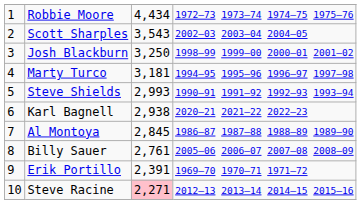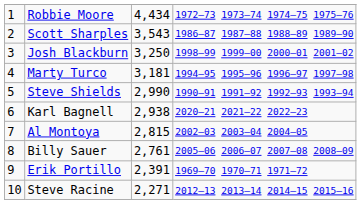(241, 34) 2002–03 2003–04 2004–05 -> (264, 34) 1986–87 1987–88 1988–89 1989–90
(152, 92) 2,993 -> (152, 92) 2,990
(152, 131) 2,845 -> (152, 131) 2,815
(264, 131) 1986–87 1987–88 1988–89 1989–90 -> (241, 131) 2002–03 2003–04 2004–05
(152, 190) pink background -> (152, 190) no background
